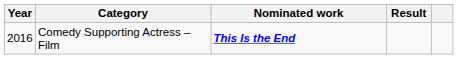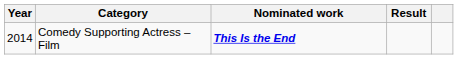(20, 38) 2016 -> (20, 38) 2014
